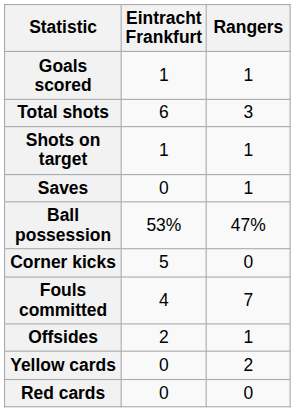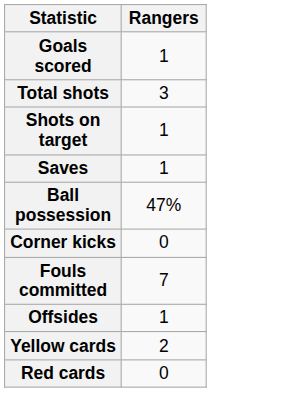- column: (164, 28)
